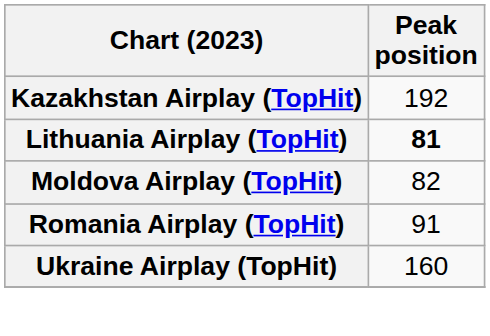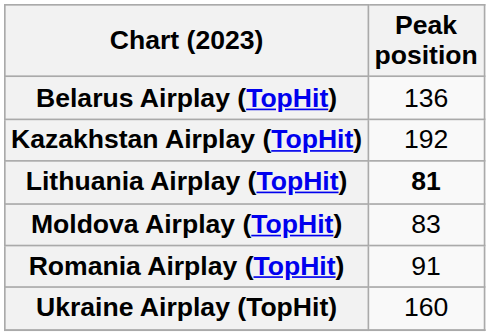+ row: (187, 97)
(426, 181) 82 -> (426, 223) 83
